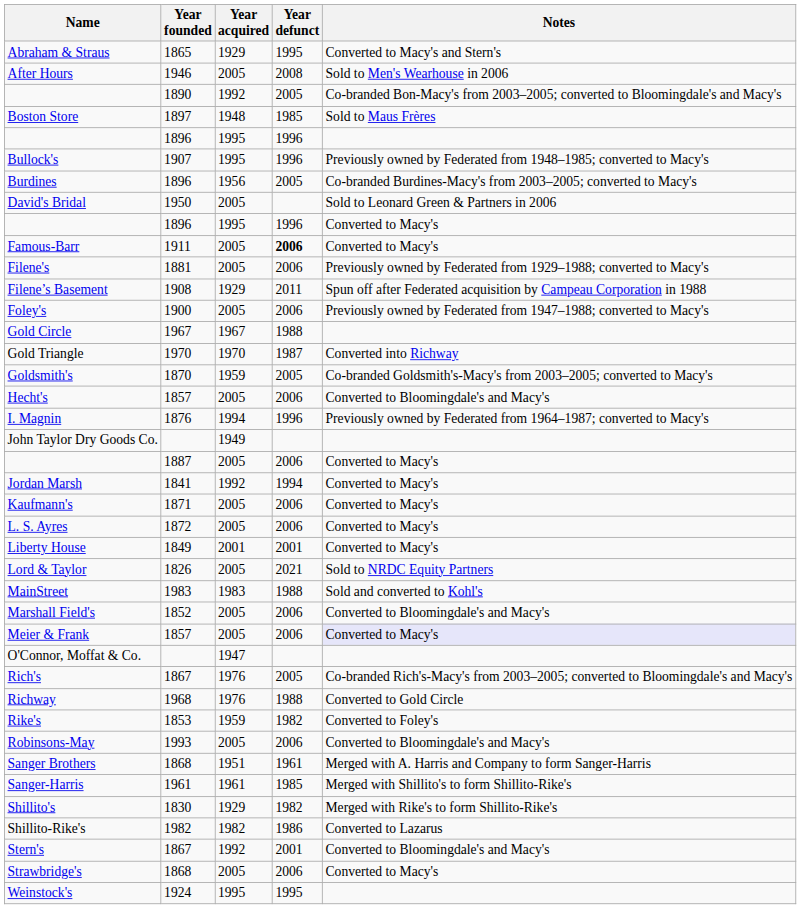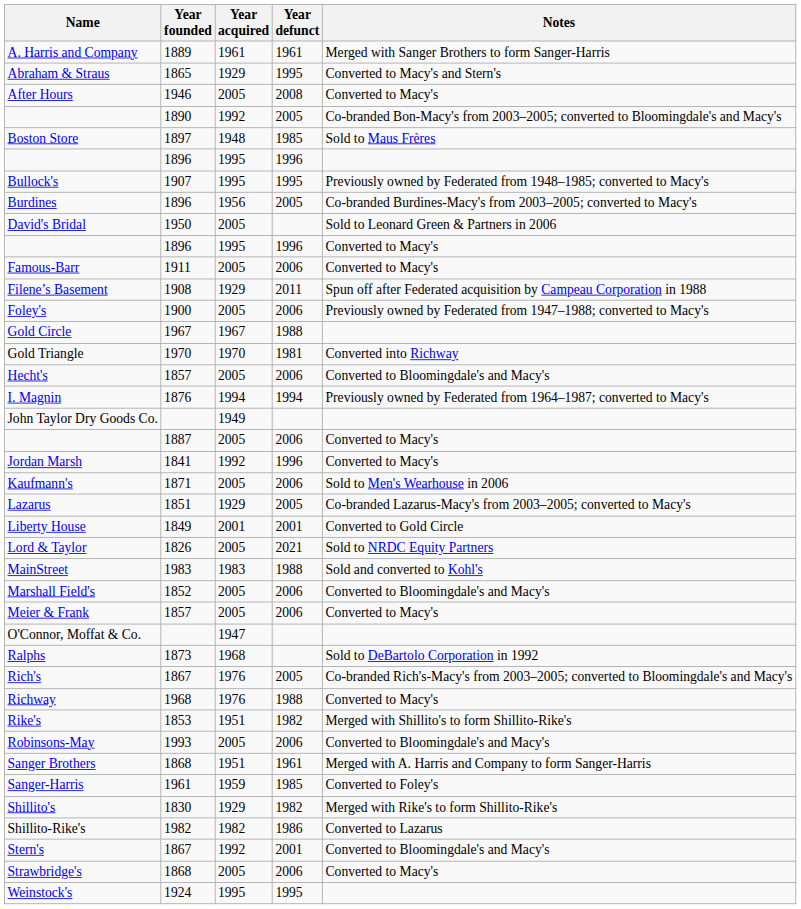+ row: (73, 52)
(417, 73) Sold to Men's Wearhouse in 2006 -> (382, 95) Converted to Macy's
(289, 159) 1996 -> (289, 181) 1995
(289, 246) bold -> (289, 267) normal
- row: (28, 267)
(289, 354) 1987 -> (289, 354) 1981
- row: (40, 375)
(289, 418) 1996 -> (289, 397) 1994
(289, 483) 1994 -> (289, 461) 1996
(382, 505) Converted to Macy's -> (417, 483) Sold to Men's Wearhouse in 2006
- row: (38, 526)
+ row: (29, 505)
(382, 548) Converted to Macy's -> (394, 526) Converted to Gold Circle
(382, 634) lavender background -> (382, 612) no background
+ row: (26, 656)
(394, 699) Converted to Gold Circle -> (382, 699) Converted to Macy's
(232, 720) 1959 -> (232, 720) 1951
(382, 720) Converted to Foley's -> (449, 720) Merged with Shillito's to form Shillito-Rike's
(232, 785) 1961 -> (232, 785) 1959
(449, 785) Merged with Shillito's to form Shillito-Rike's -> (382, 785) Converted to Foley's
